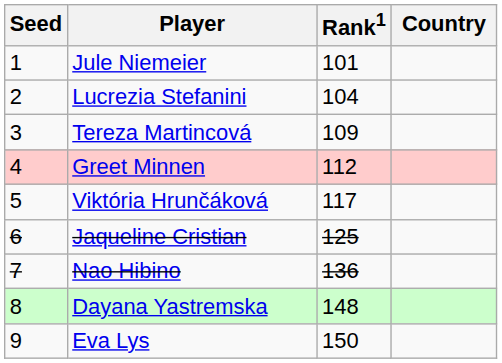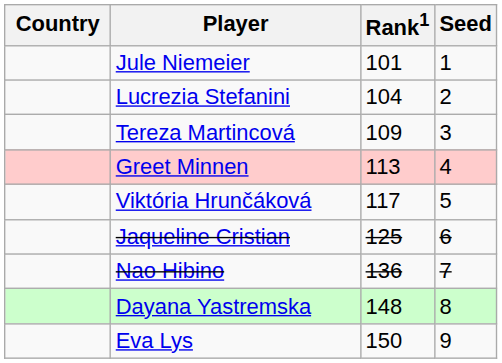columns swapped: (444, 24) <-> (36, 24)
(340, 166) 112 -> (383, 166) 113
